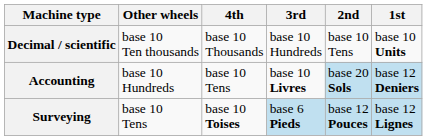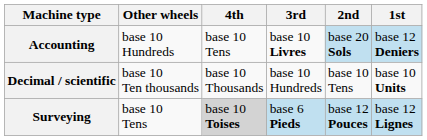rows swapped: (62, 44) <-> (62, 80)
(226, 116) no background -> (226, 116) lightgrey background
